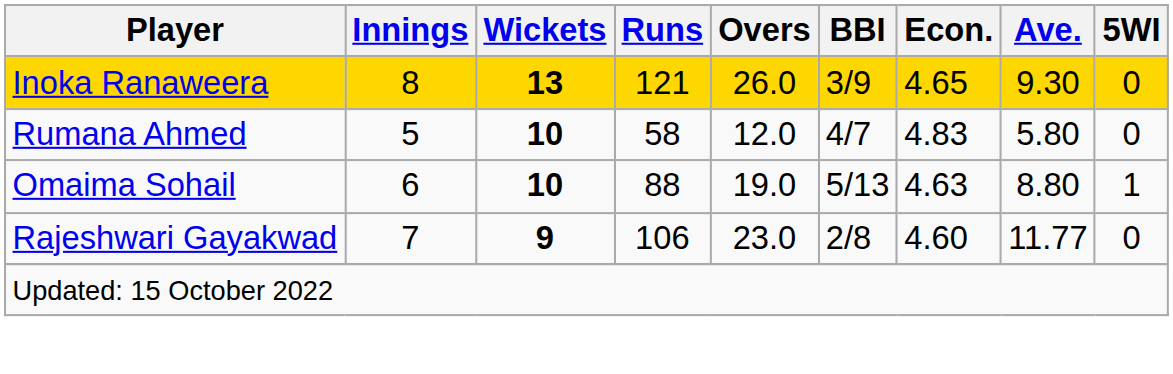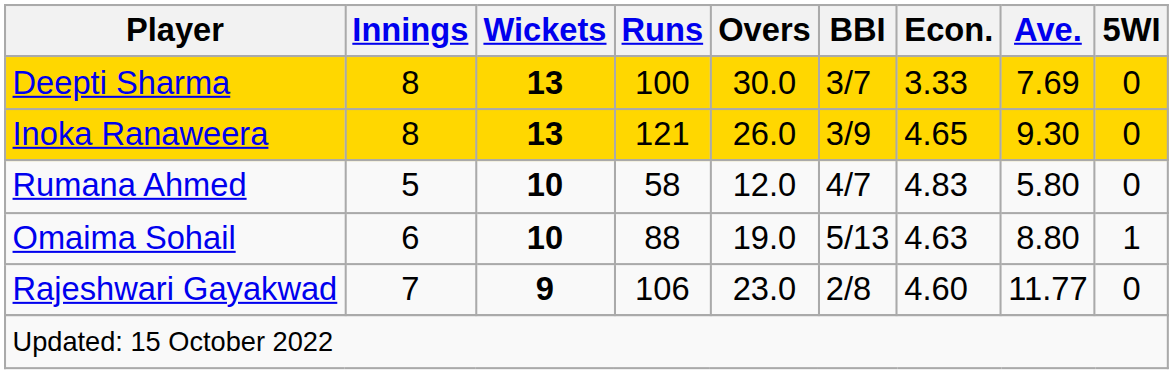+ row: (121, 82)
